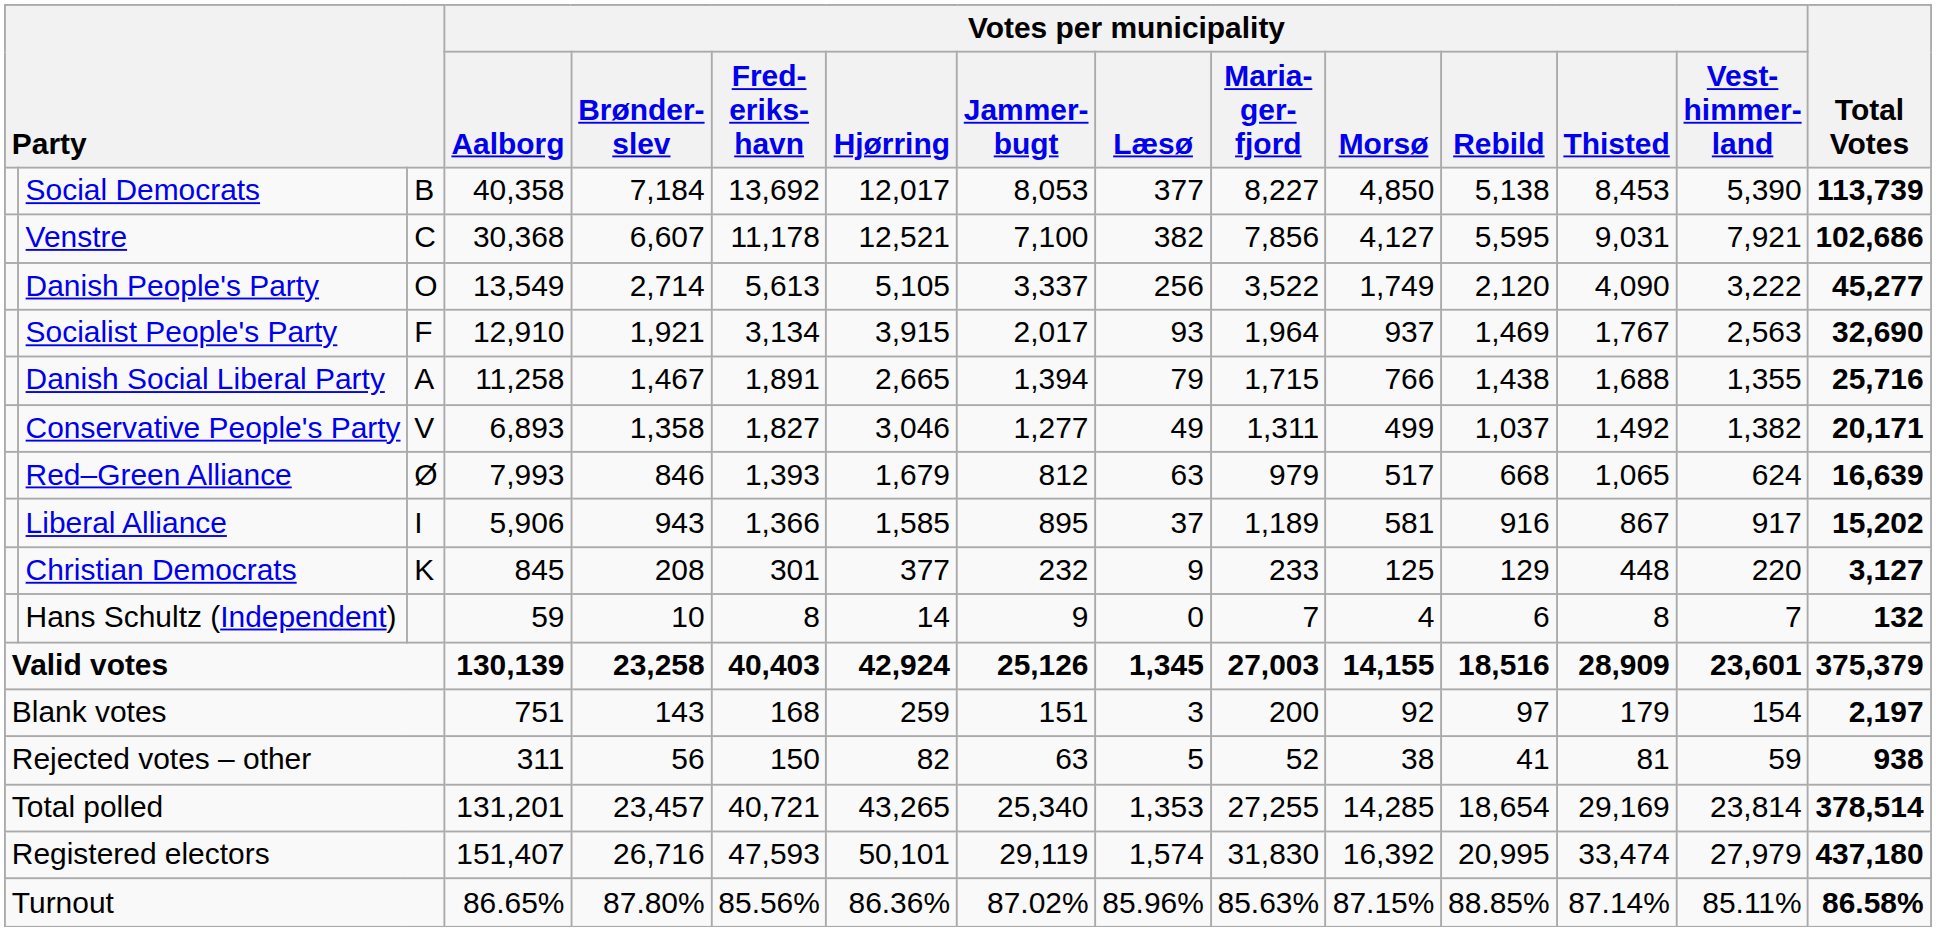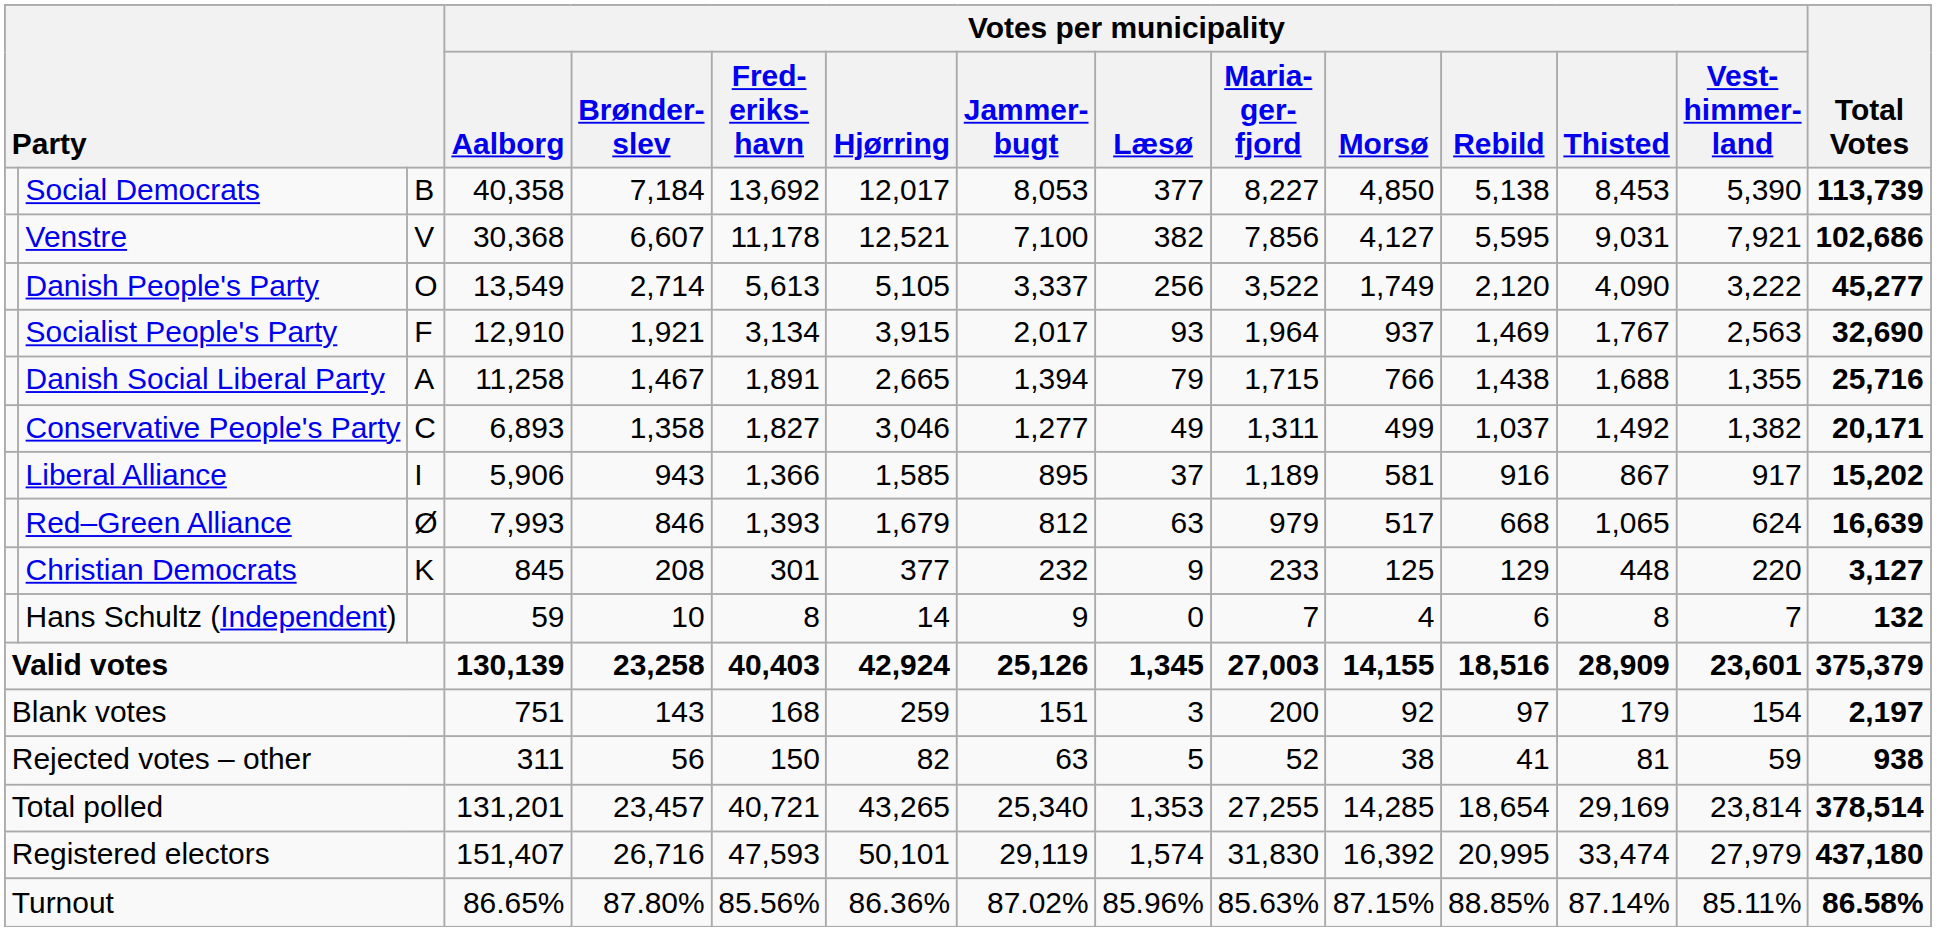(425, 237) C -> (424, 237) V
(424, 427) V -> (425, 427) C
rows swapped: (159, 475) <-> (126, 522)
